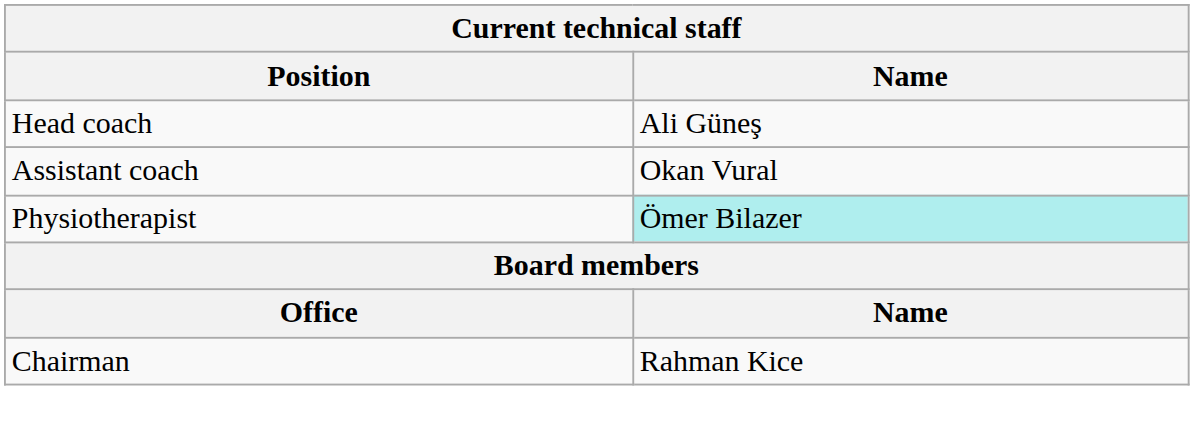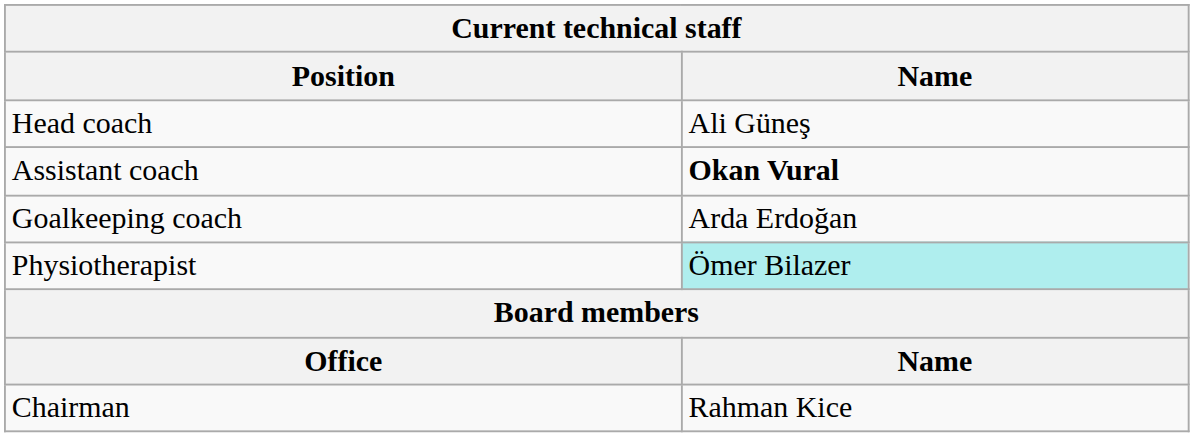(709, 170) normal -> (764, 170) bold
+ row: (127, 218)
